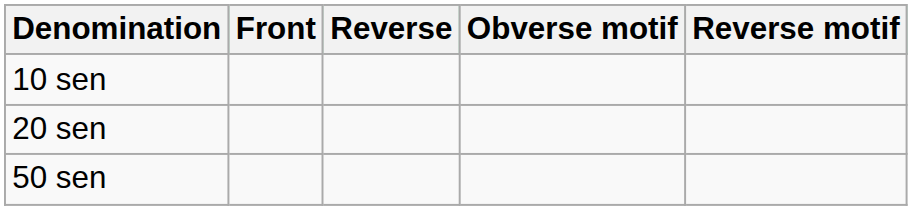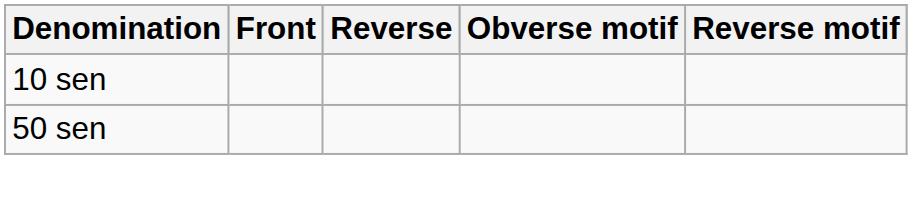- row: (59, 128)
